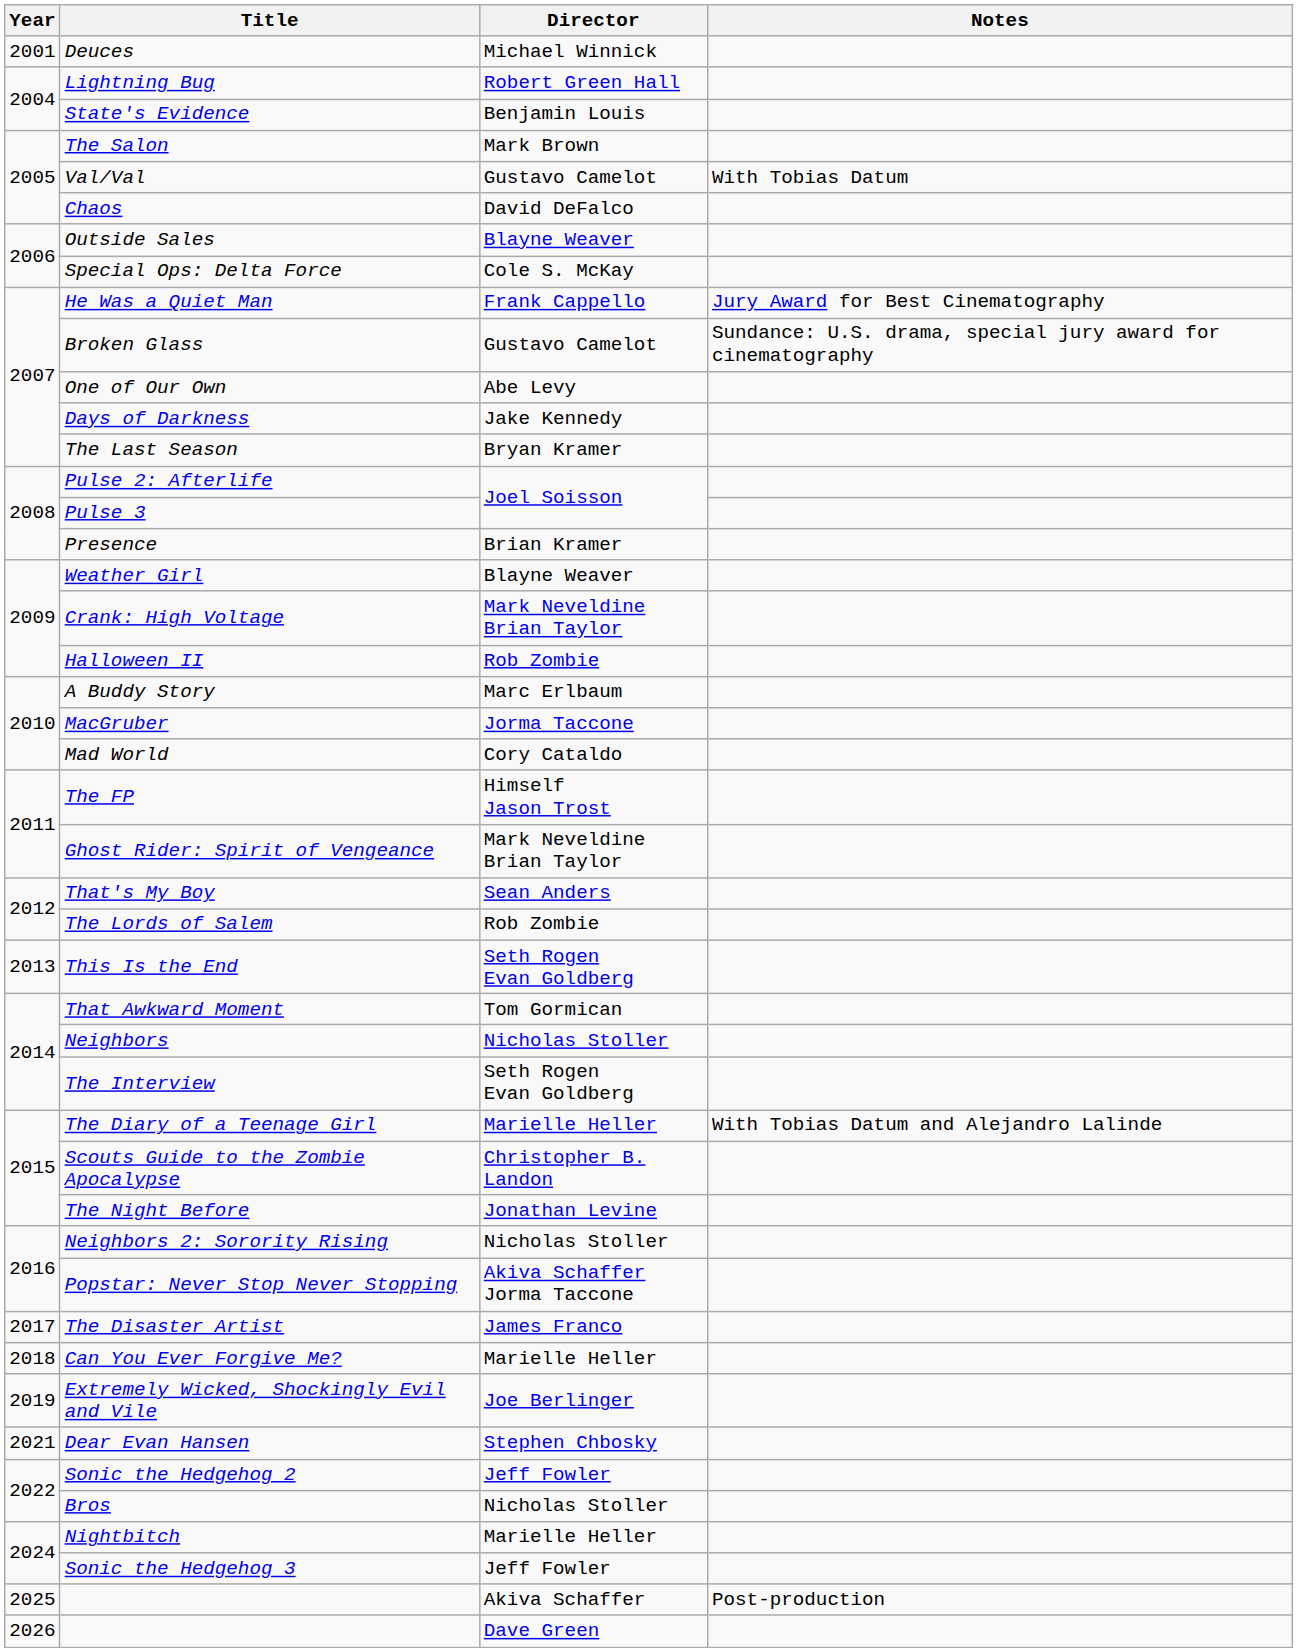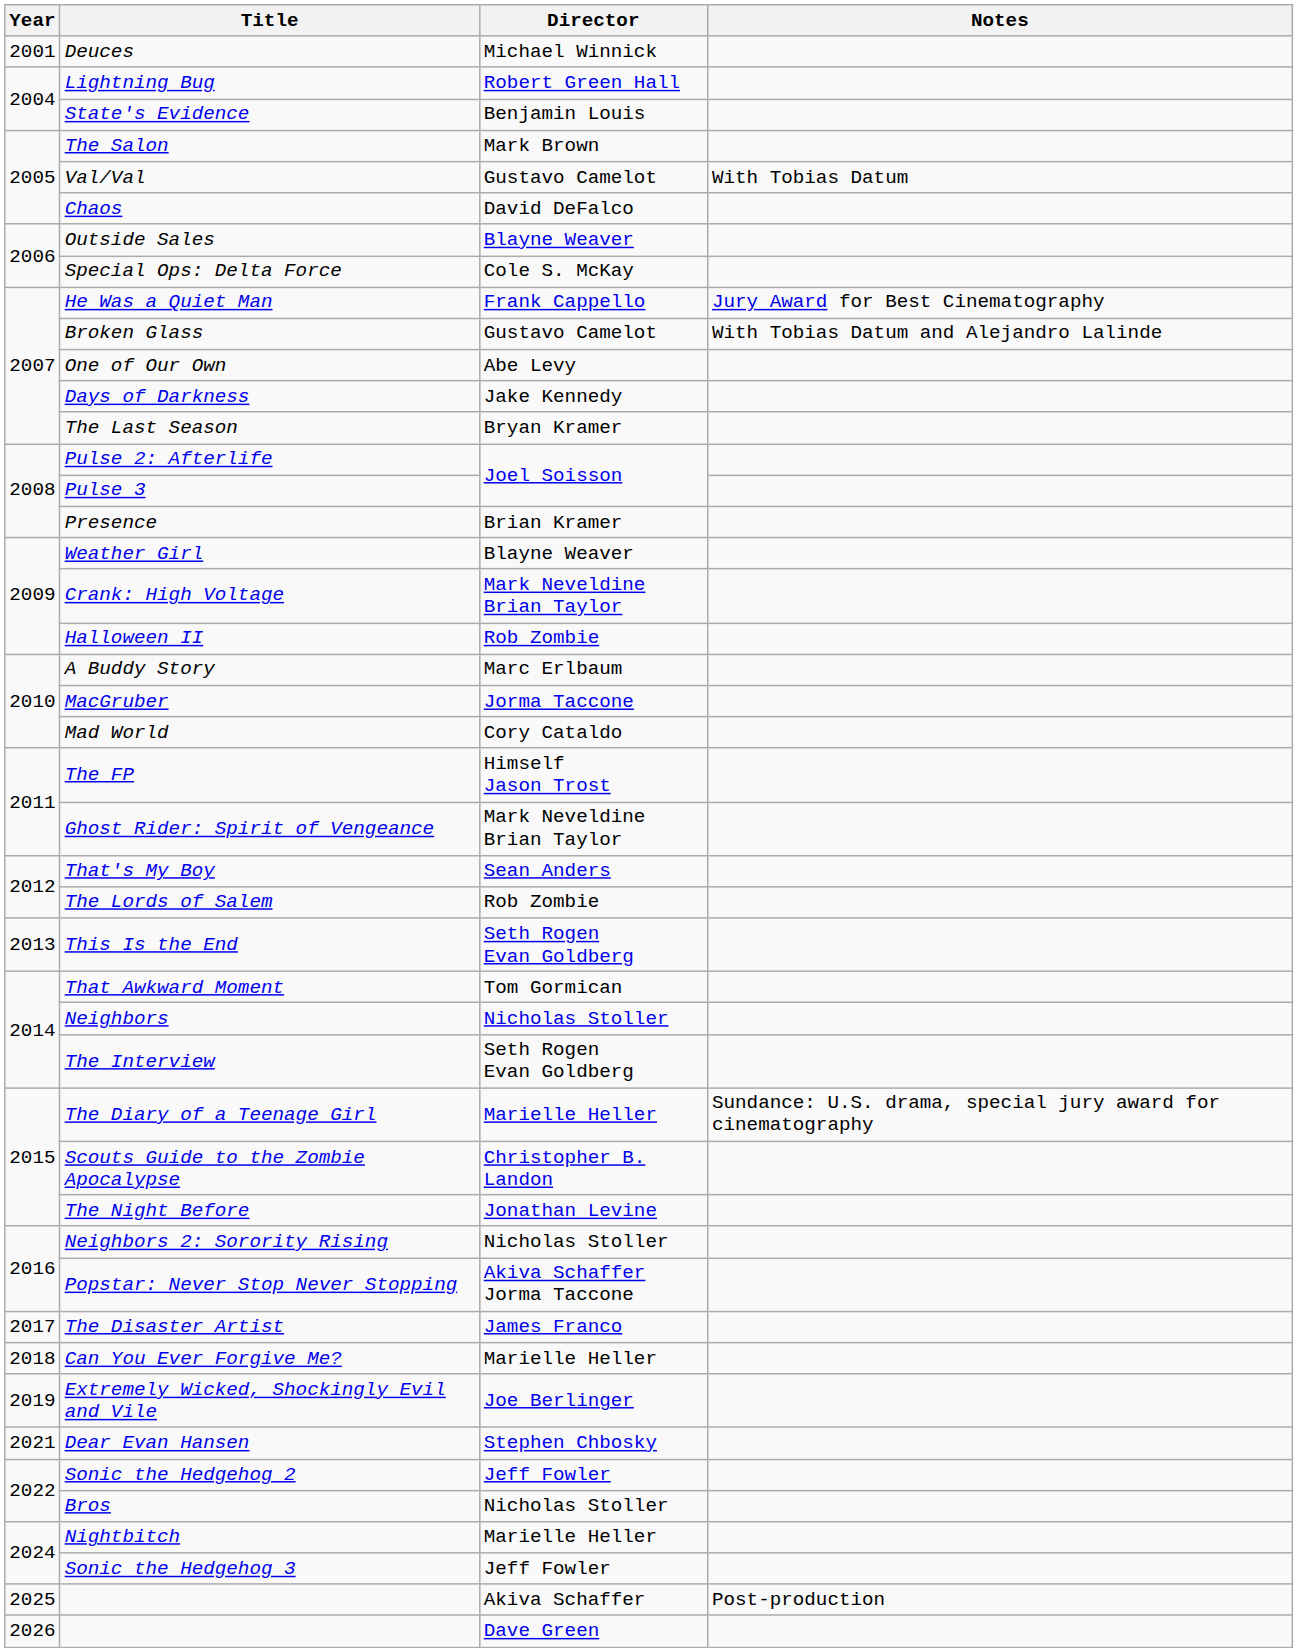(966, 345) Sundance: U.S. drama, special jury award for cinematography -> (937, 334) With Tobias Datum and Alejandro Lalinde
(937, 1126) With Tobias Datum and Alejandro Lalinde -> (966, 1115) Sundance: U.S. drama, special jury award for cinematography
